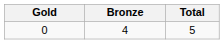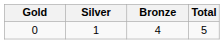+ column: (96, 13)
